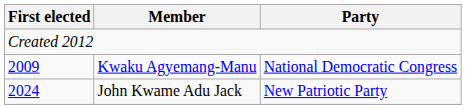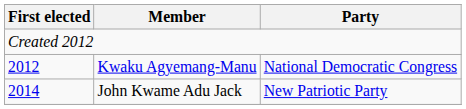(24, 66) 2009 -> (24, 66) 2012
(24, 91) 2024 -> (24, 91) 2014
